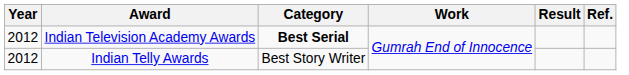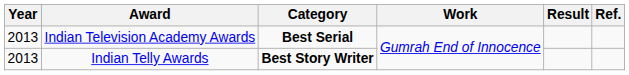(23, 37) 2012 -> (23, 37) 2013
(23, 59) 2012 -> (23, 59) 2013
(313, 59) normal -> (318, 59) bold
